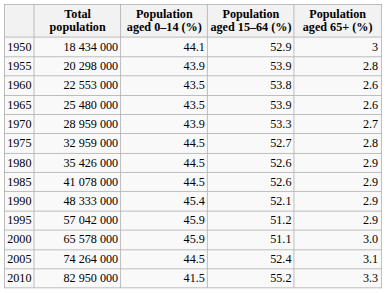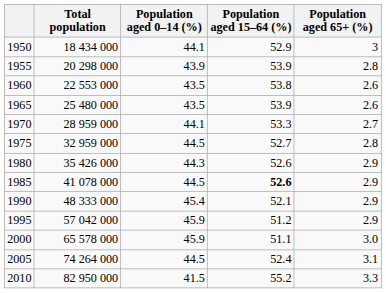(194, 124) 43.9 -> (194, 124) 44.1
(194, 162) 44.5 -> (194, 162) 44.3
(281, 182) normal -> (281, 182) bold
